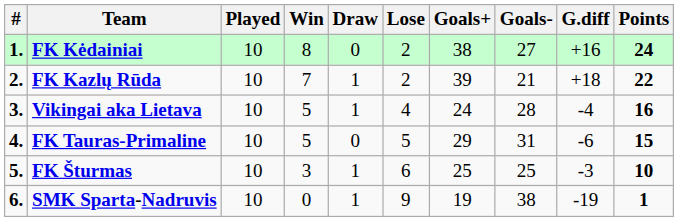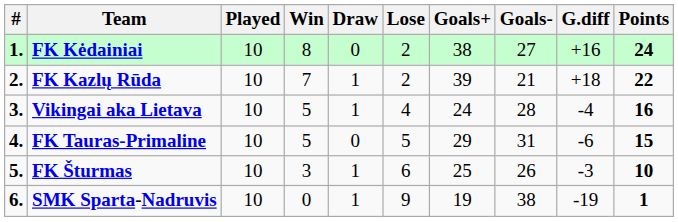(526, 170) 25 -> (526, 170) 26
